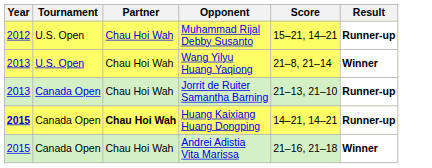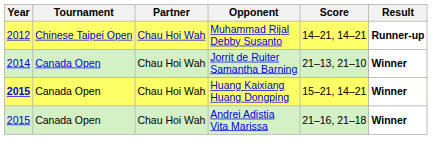(60, 36) U.S. Open -> (84, 36) Chinese Taipei Open
(305, 36) 15–21, 14–21 -> (334, 36) 14–21, 14–21
- row: (217, 64)
(19, 92) 2013 -> (19, 64) 2014
(369, 92) Runner-up -> (389, 64) Winner
(141, 120) bold -> (171, 92) normal
(305, 120) 14–21, 14–21 -> (334, 92) 15–21, 14–21
(369, 120) Runner-up -> (389, 92) Winner
